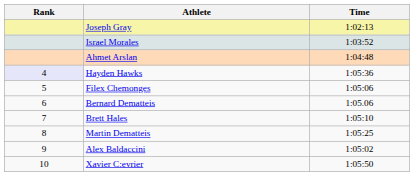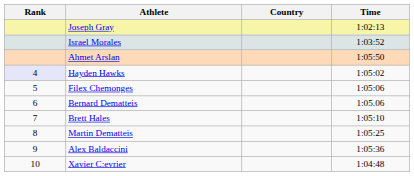+ column: (287, 12)
(359, 58) 1:04:48 -> (370, 58) 1:05:50
(359, 73) 1:05:36 -> (370, 73) 1:05:02
(359, 149) 1:05:02 -> (370, 149) 1:05:36
(359, 164) 1:05:50 -> (370, 164) 1:04:48
